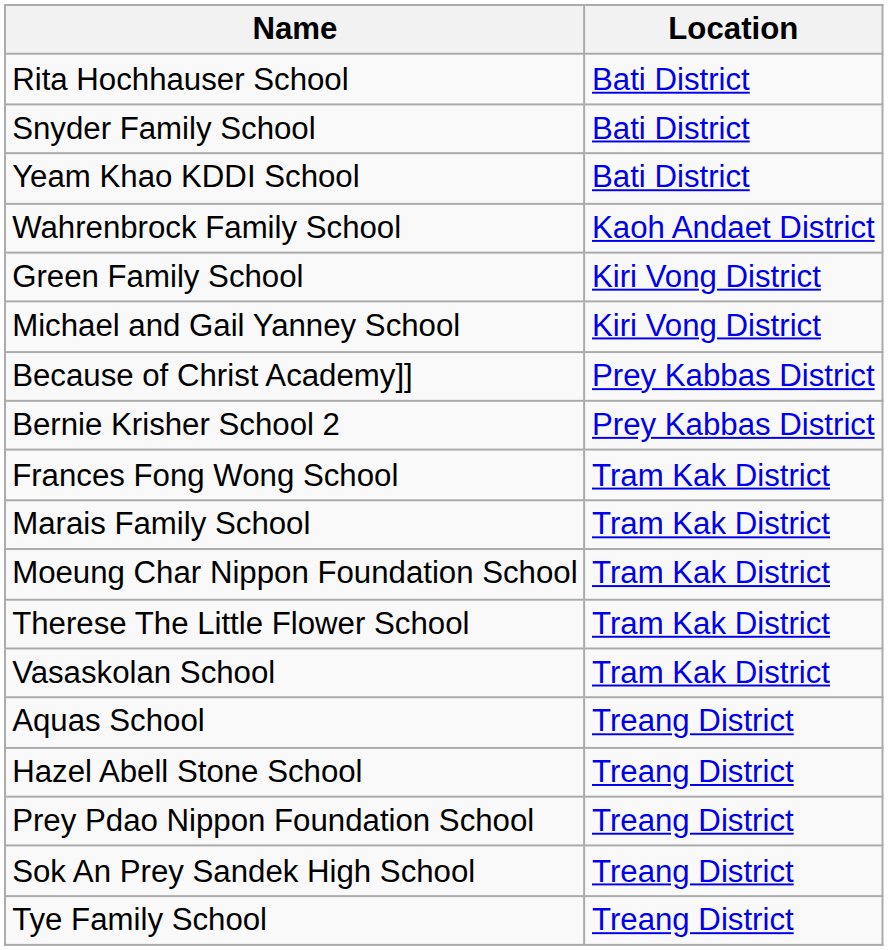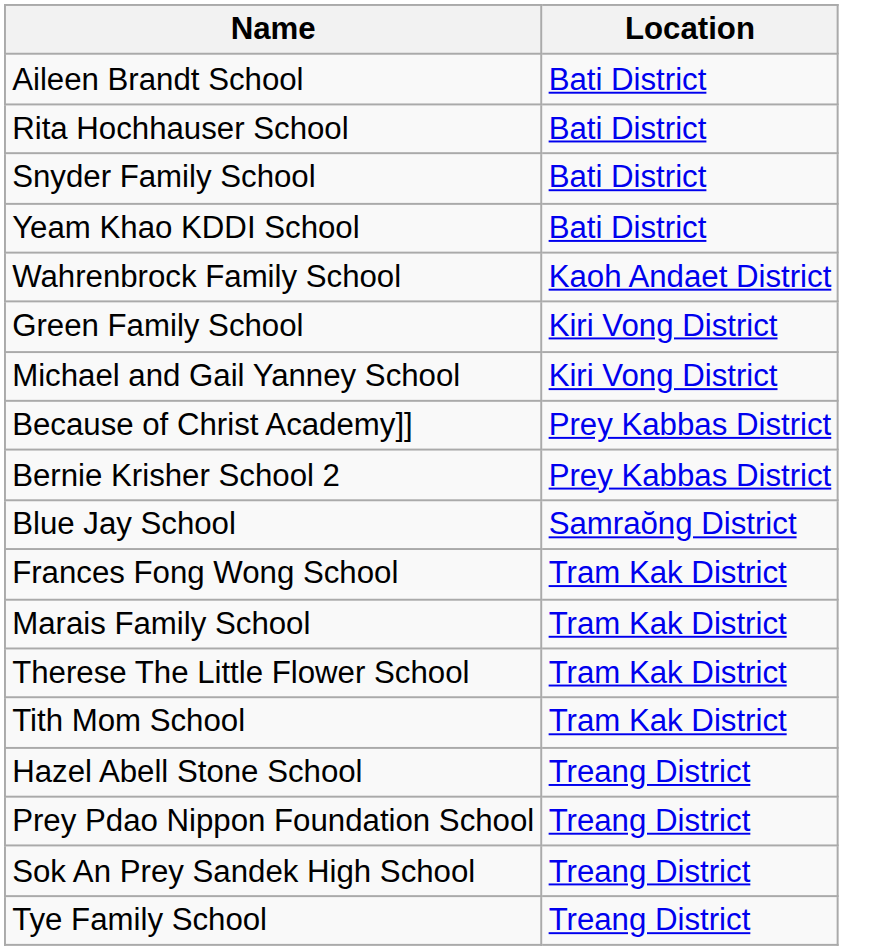+ row: (158, 78)
+ row: (124, 524)
- row: (295, 573)
+ row: (129, 721)
- row: (144, 672)
- row: (108, 721)
